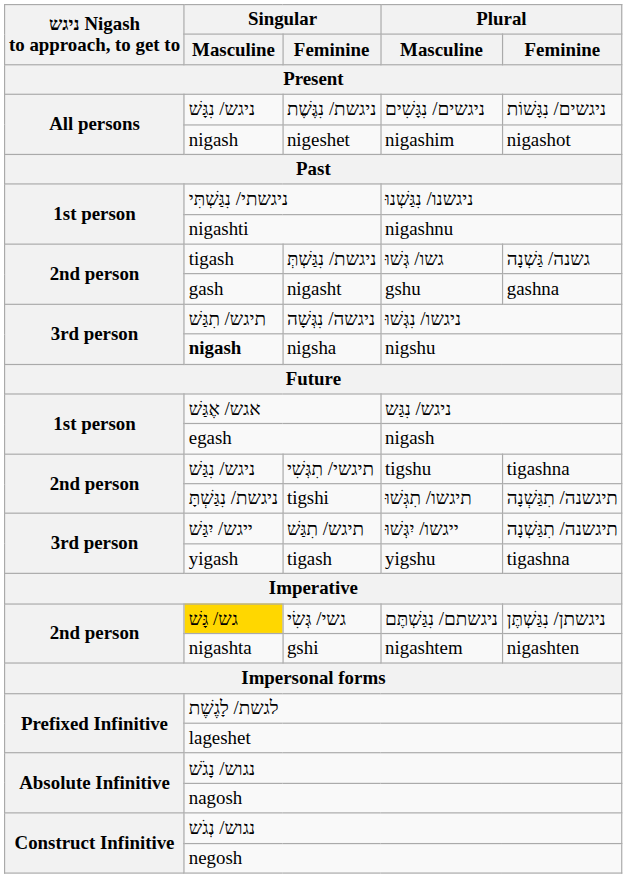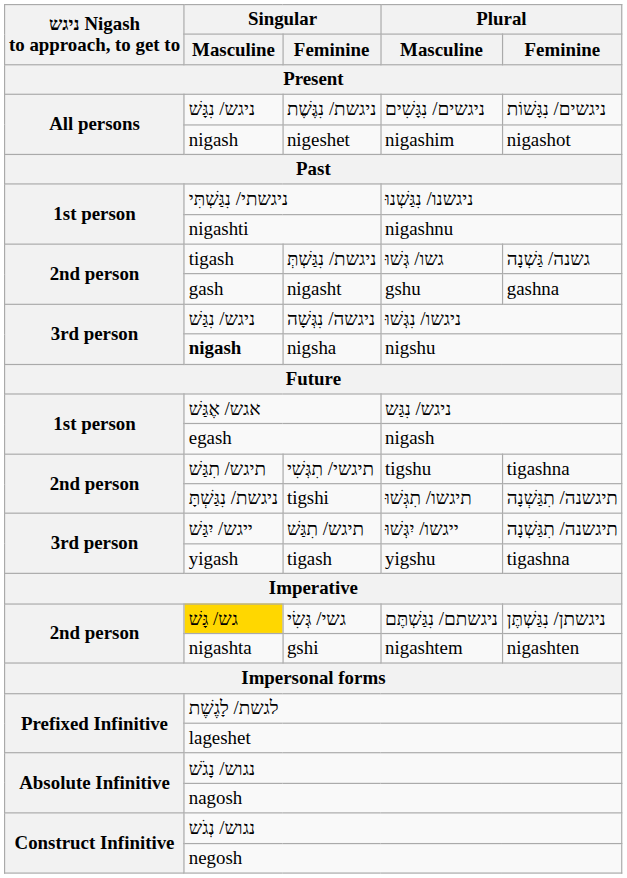(227, 318) תיגש/ תִגַּשׁ -> (222, 318) ניגש/ נִגַּשׁ
(222, 468) ניגש/ נִגַּשׁ -> (227, 468) תיגש/ תִגַּשׁ
